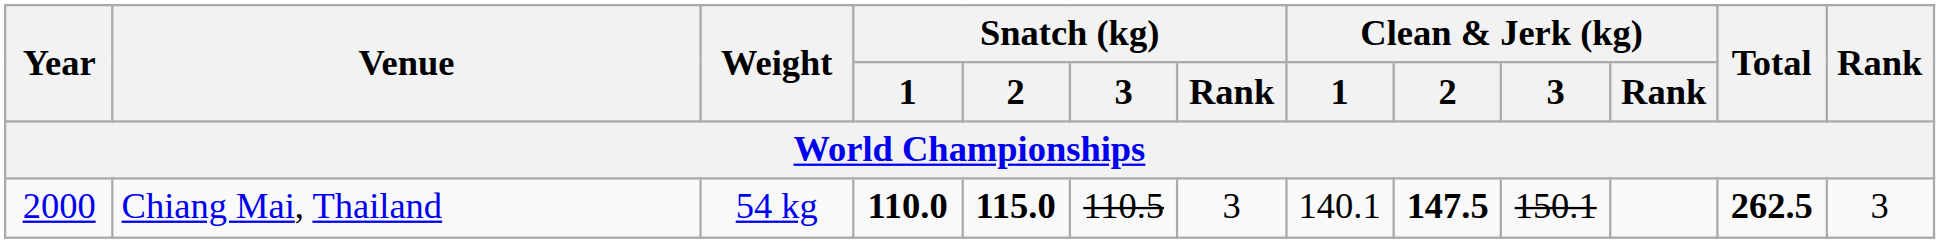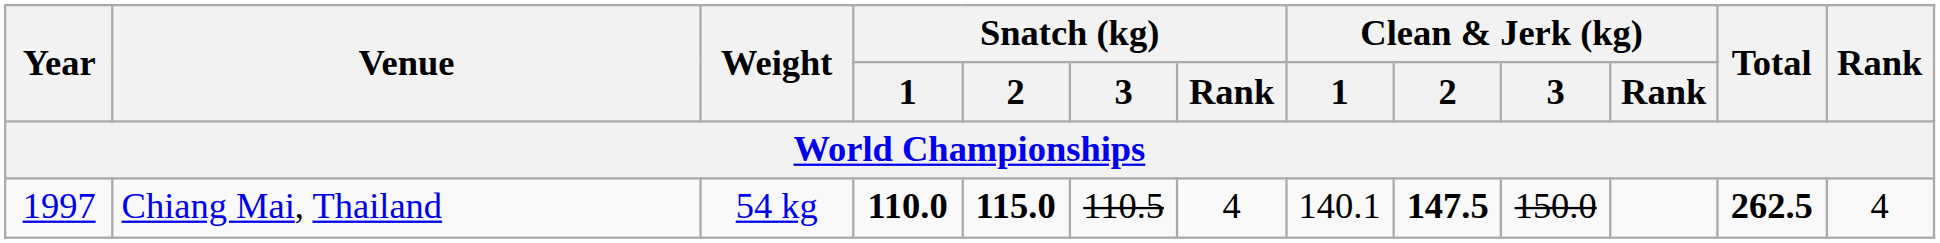(59, 206) 2000 -> (59, 206) 1997
(1232, 206) 3 -> (1232, 206) 4
(1556, 206) 150.1 -> (1556, 206) 150.0
(1880, 206) 3 -> (1880, 206) 4
